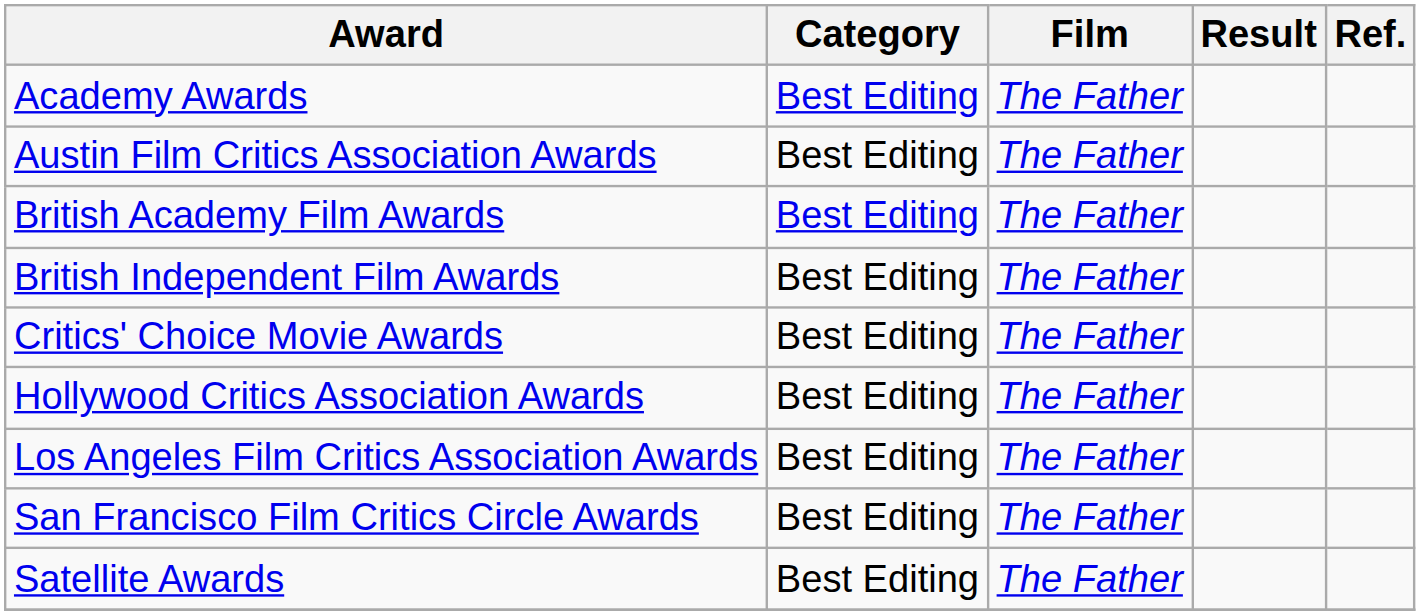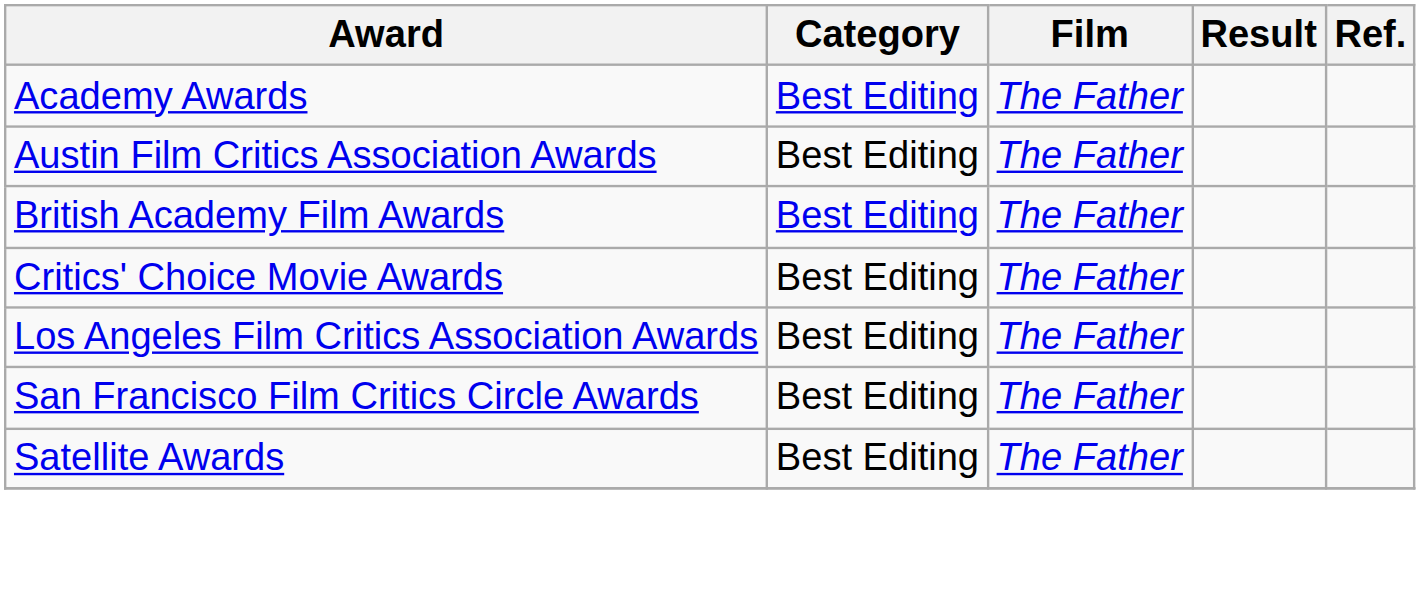- row: (287, 276)
- row: (329, 397)
